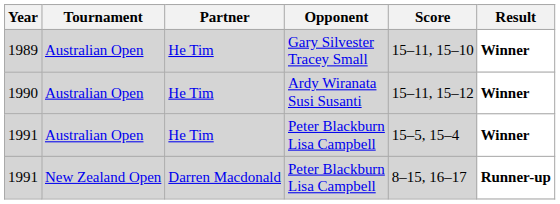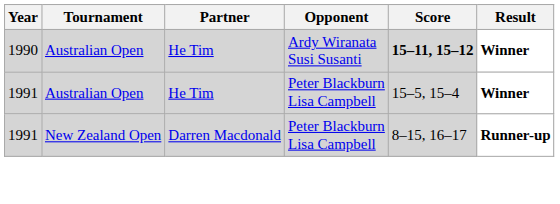- row: (23, 50)
(433, 93) normal -> (433, 50) bold
